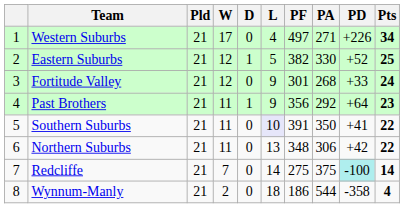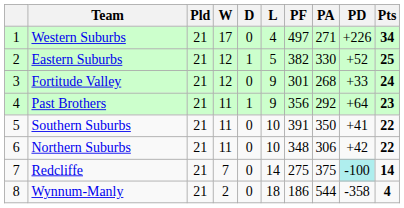(273, 125) lavender background -> (273, 125) no background
(273, 147) 13 -> (273, 147) 10
